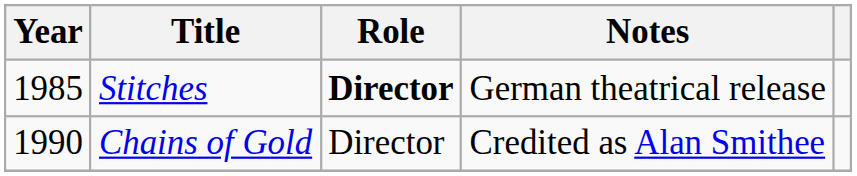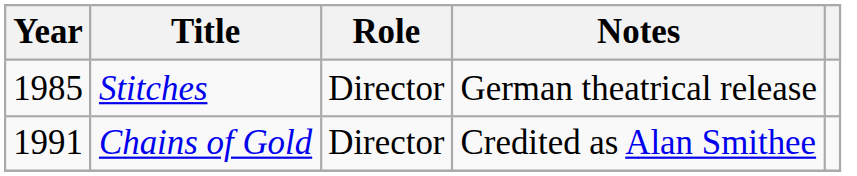(391, 87) bold -> (386, 87) normal
(48, 142) 1990 -> (48, 142) 1991
